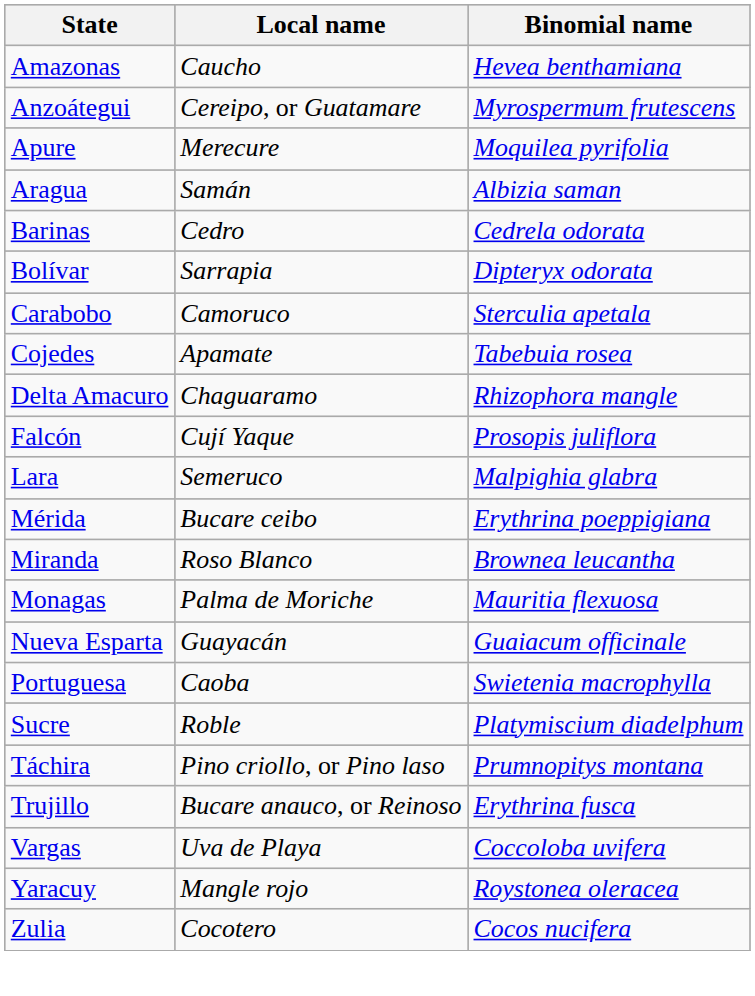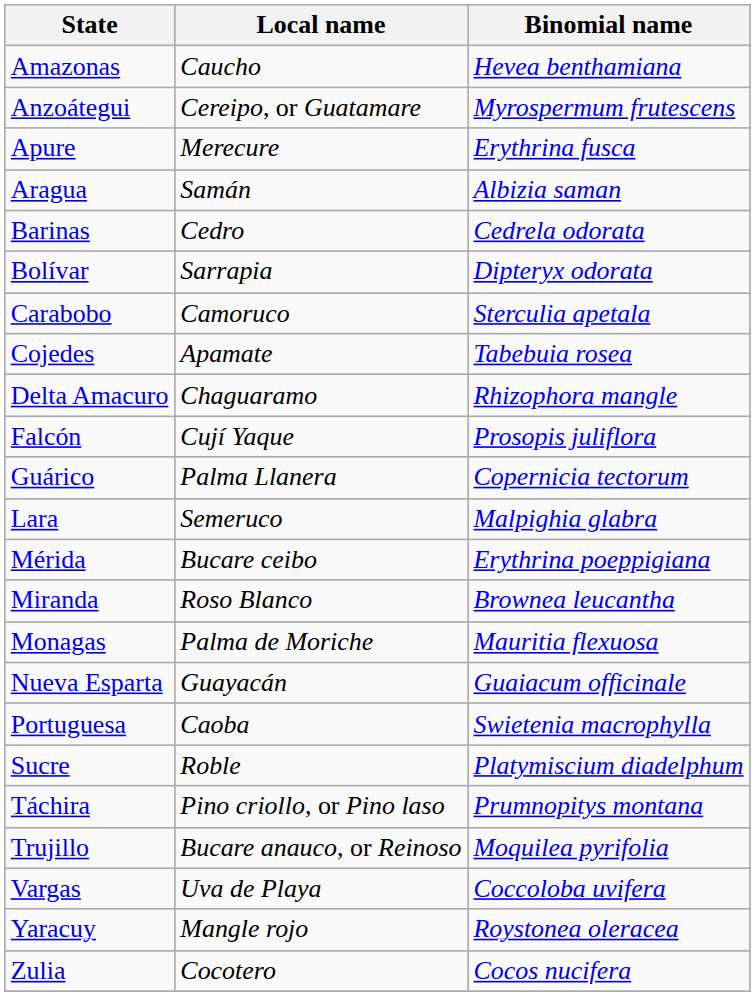(571, 148) Moquilea pyrifolia -> (555, 148) Erythrina fusca
+ row: (53, 477)
(555, 806) Erythrina fusca -> (571, 847) Moquilea pyrifolia
